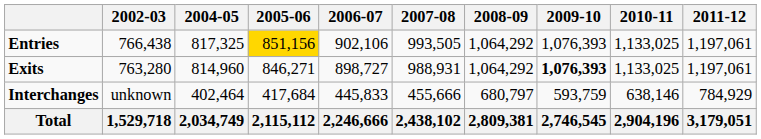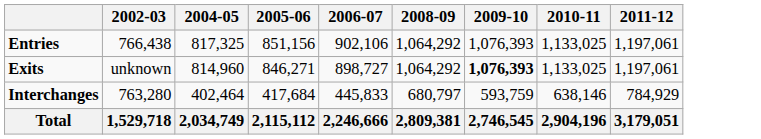- column: (428, 17)
(289, 43) gold background -> (289, 43) no background
(145, 69) 763,280 -> (141, 69) unknown
(141, 95) unknown -> (145, 95) 763,280
